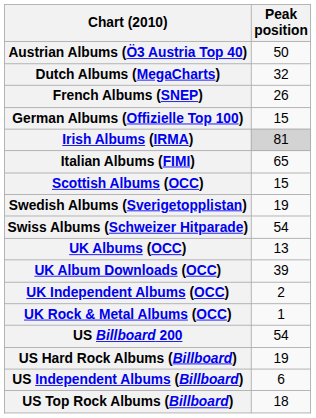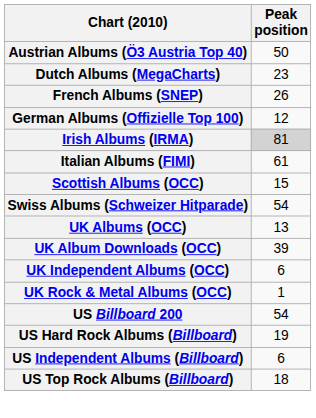(281, 74) 32 -> (281, 74) 23
(281, 118) 15 -> (281, 118) 12
(281, 161) 65 -> (281, 161) 61
- row: (128, 205)
(281, 292) 2 -> (281, 270) 6
